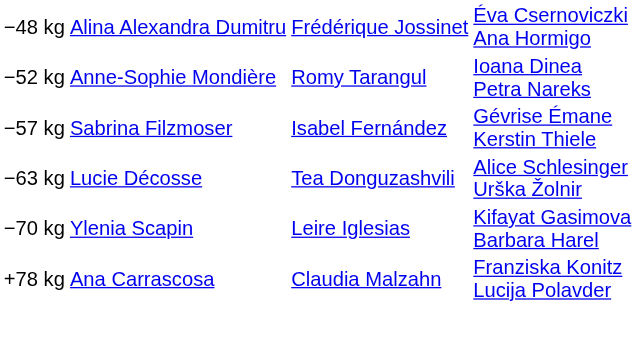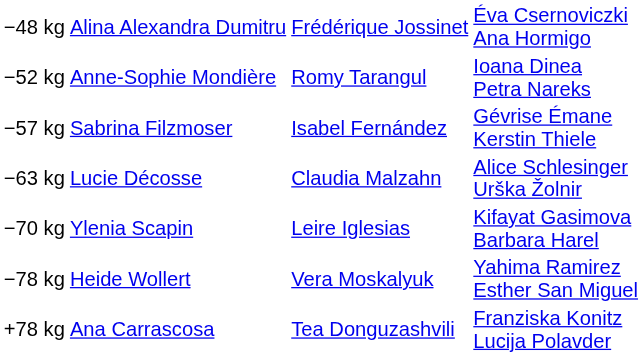(373, 178) Tea Donguzashvili -> (366, 178) Claudia Malzahn
+ row: (34, 279)
(366, 279) Claudia Malzahn -> (373, 329) Tea Donguzashvili
